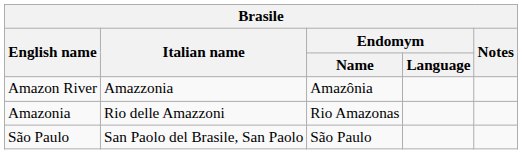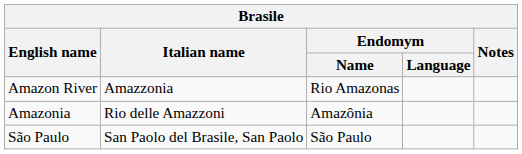(342, 88) Amazônia -> (355, 88) Rio Amazonas
(355, 112) Rio Amazonas -> (342, 112) Amazônia
